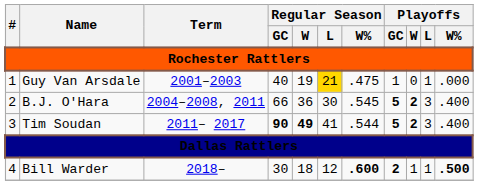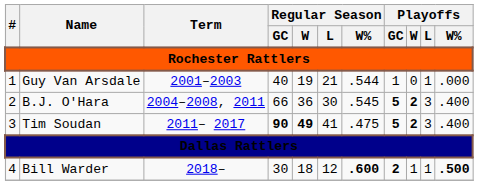(330, 81) gold background -> (330, 81) no background
(363, 81) .475 -> (363, 81) .544
(363, 124) .544 -> (363, 124) .475
